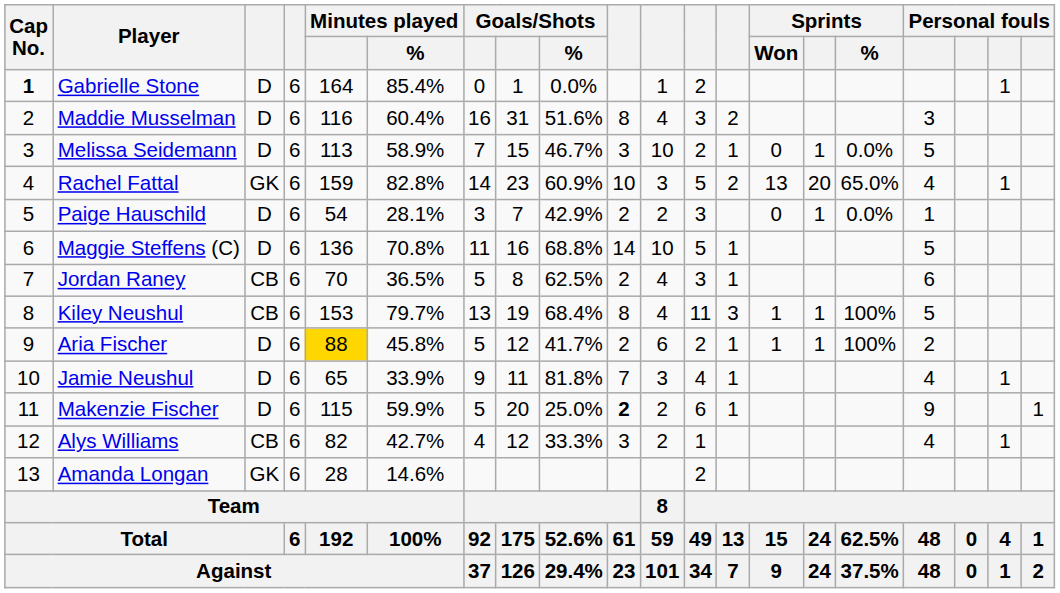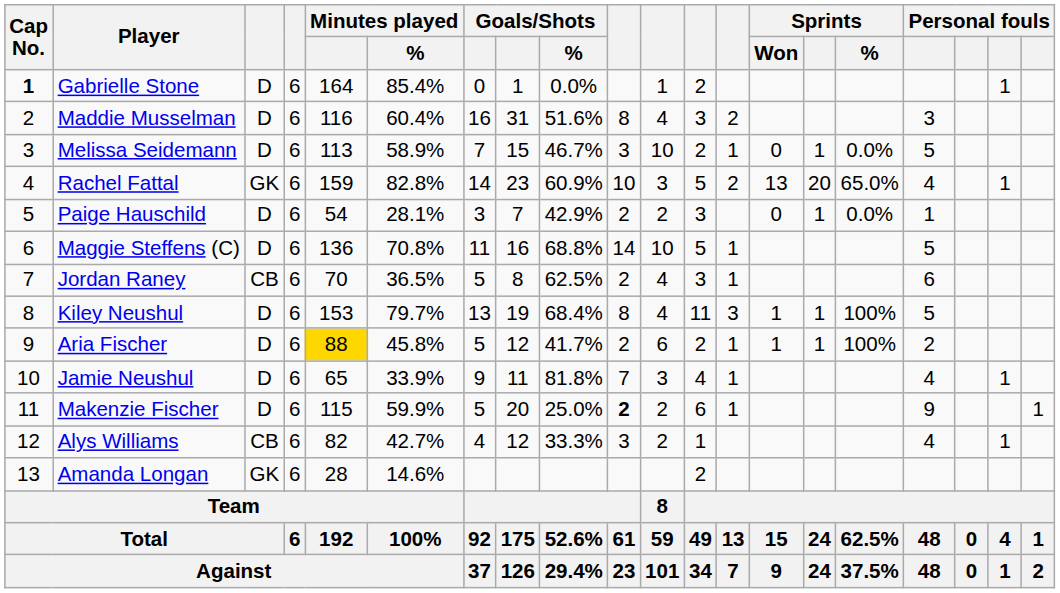(264, 312) CB -> (264, 312) D
